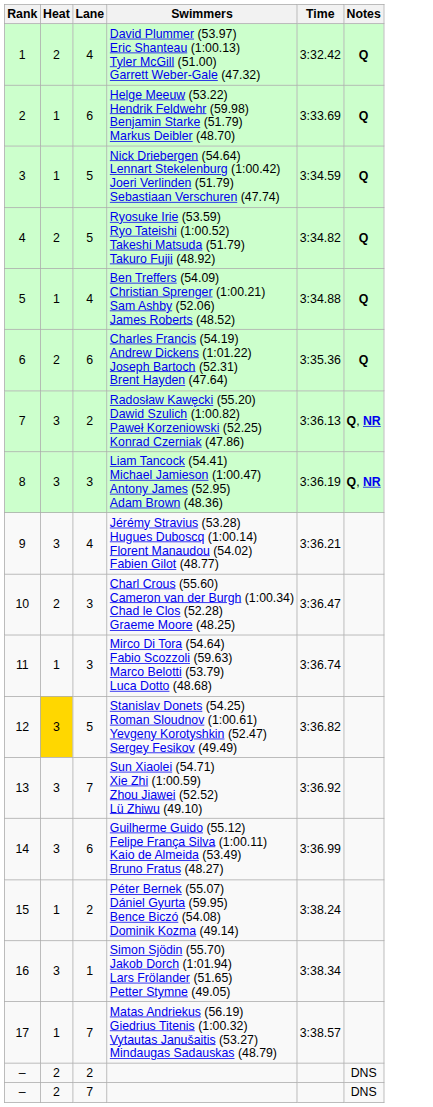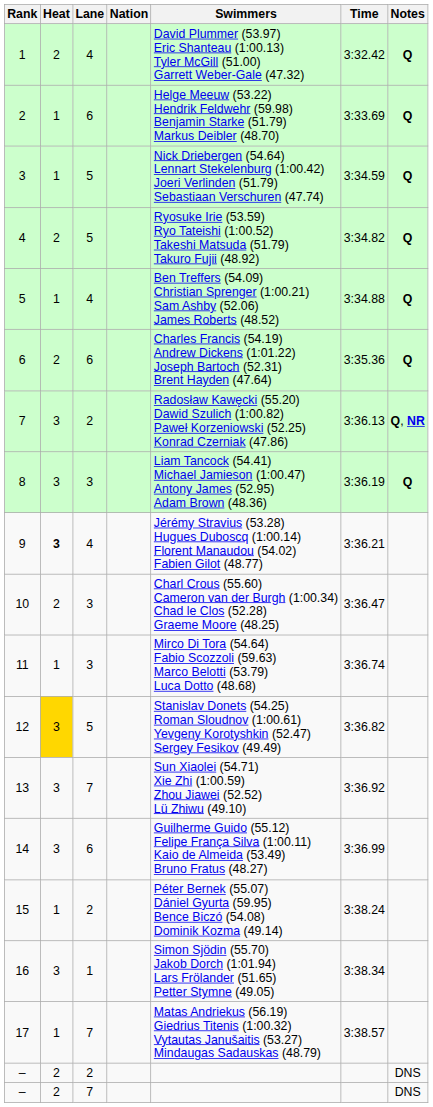+ column: (129, 14)
(364, 482) Q, NR -> (408, 482) Q
(56, 543) normal -> (56, 543) bold
